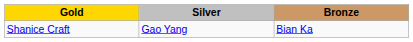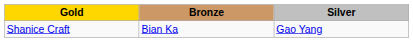columns swapped: (207, 12) <-> (341, 12)
